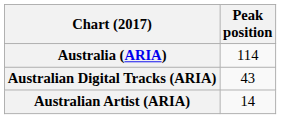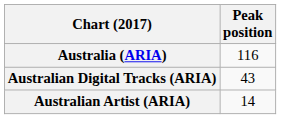(248, 55) 114 -> (248, 55) 116
